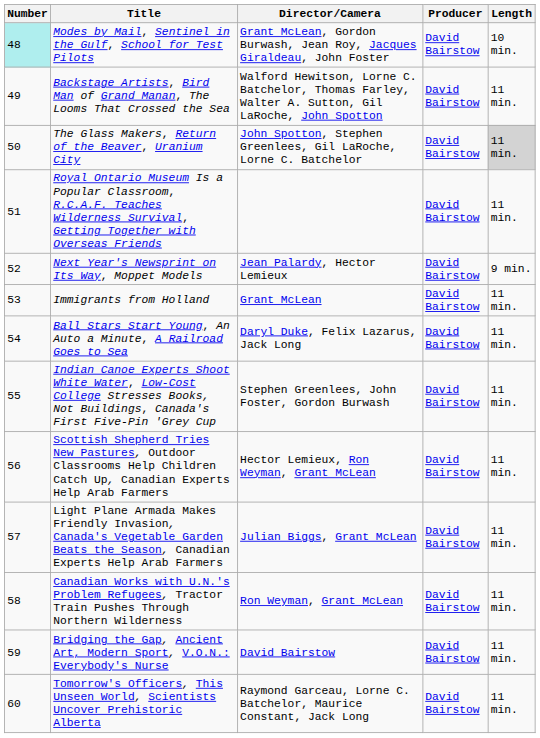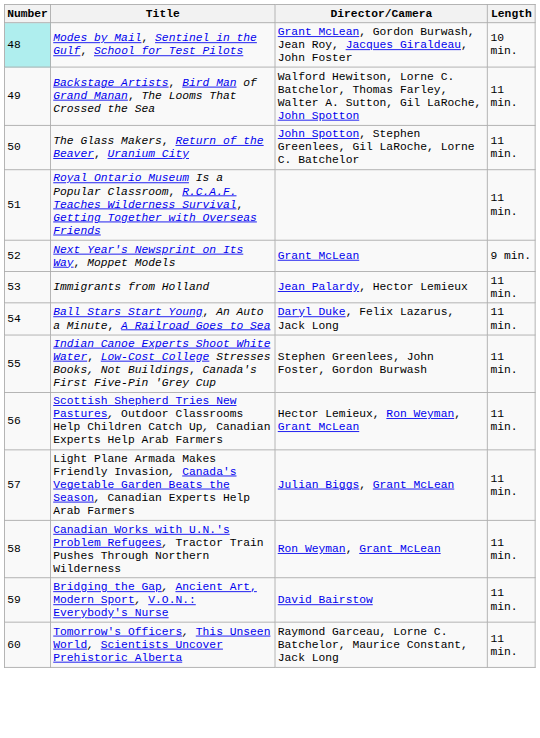- column: (455, 14)
(504, 147) lightgrey background -> (504, 147) no background
(308, 269) Jean Palardy, Hector Lemieux -> (318, 256) Grant McLean
(281, 300) Grant McLean -> (373, 287) Jean Palardy, Hector Lemieux
